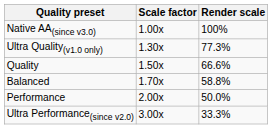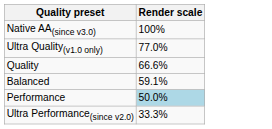- column: (168, 12)
(216, 48) 77.3% -> (153, 48) 77.0%
(216, 81) 58.8% -> (153, 81) 59.1%
(216, 97) no background -> (153, 97) lightblue background
